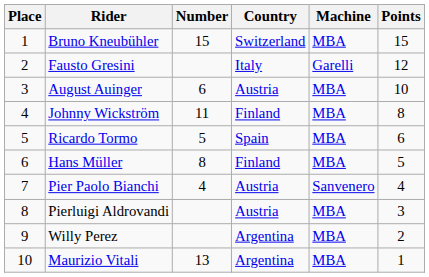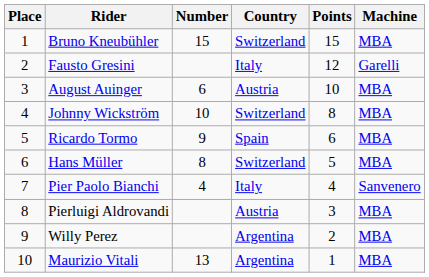columns swapped: (343, 16) <-> (401, 16)
(202, 114) 11 -> (202, 114) 10
(258, 114) Finland -> (270, 114) Switzerland
(202, 138) 5 -> (202, 138) 9
(258, 162) Finland -> (270, 162) Switzerland
(257, 187) Austria -> (249, 187) Italy
